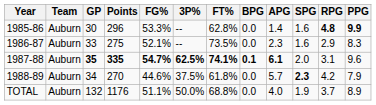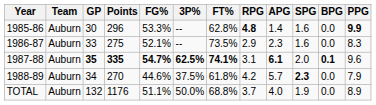columns swapped: (332, 12) <-> (253, 12)
